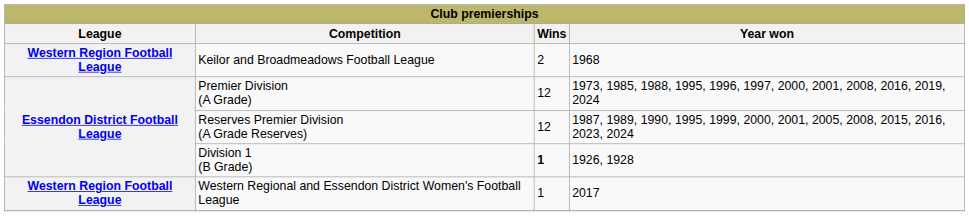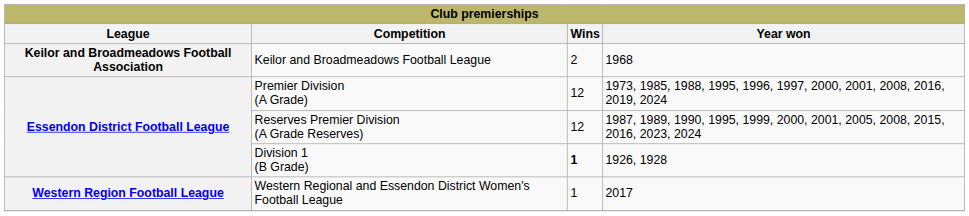(100, 60) Western Region Football League -> (128, 60) Keilor and Broadmeadows Football Association
